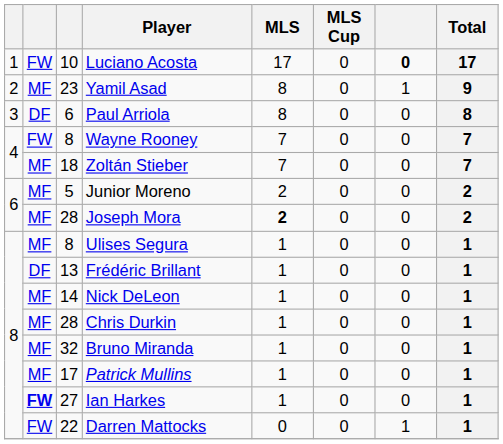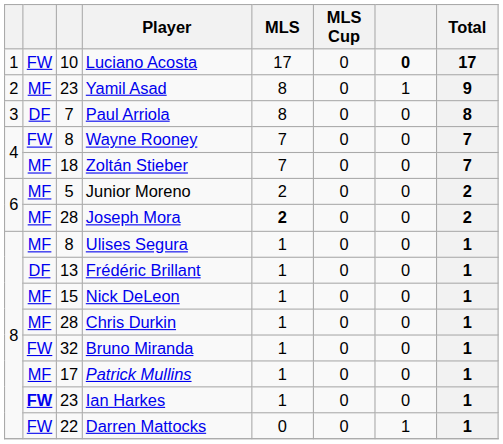(69, 114) 6 -> (69, 114) 7
(69, 296) 14 -> (69, 296) 15
(40, 348) MF -> (40, 348) FW
(69, 400) 27 -> (69, 400) 23
